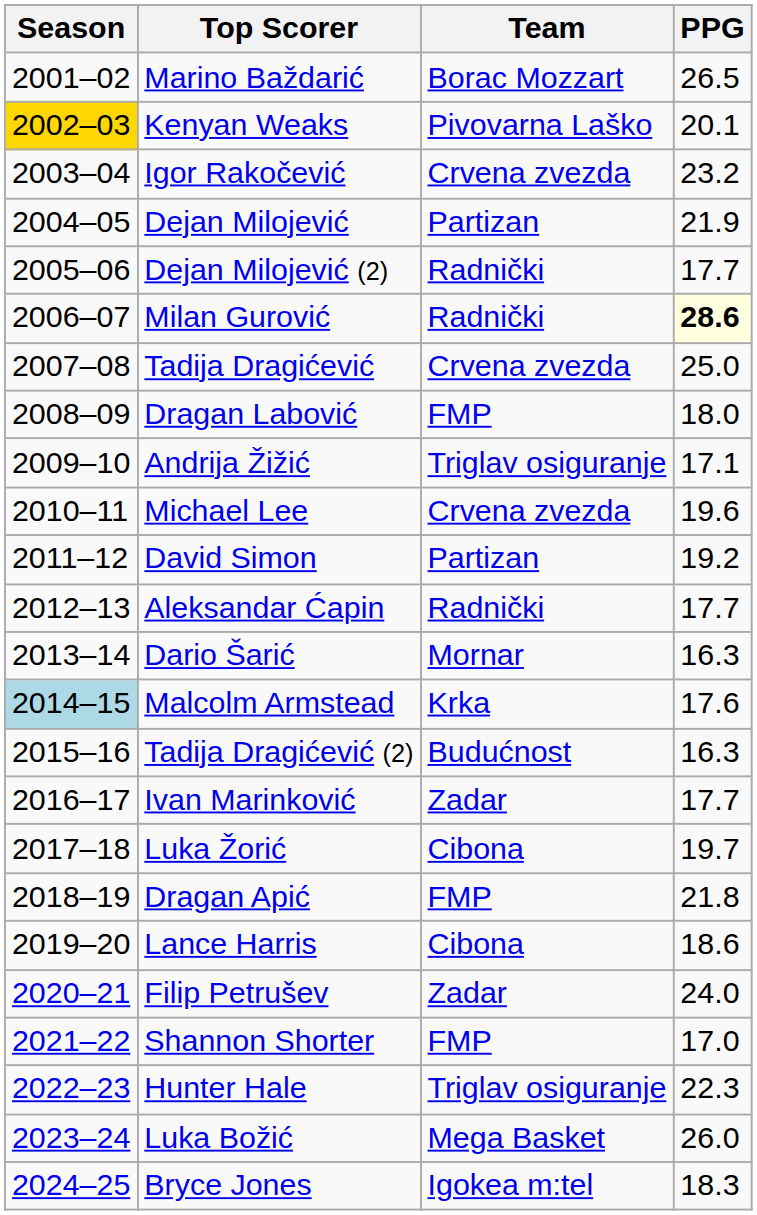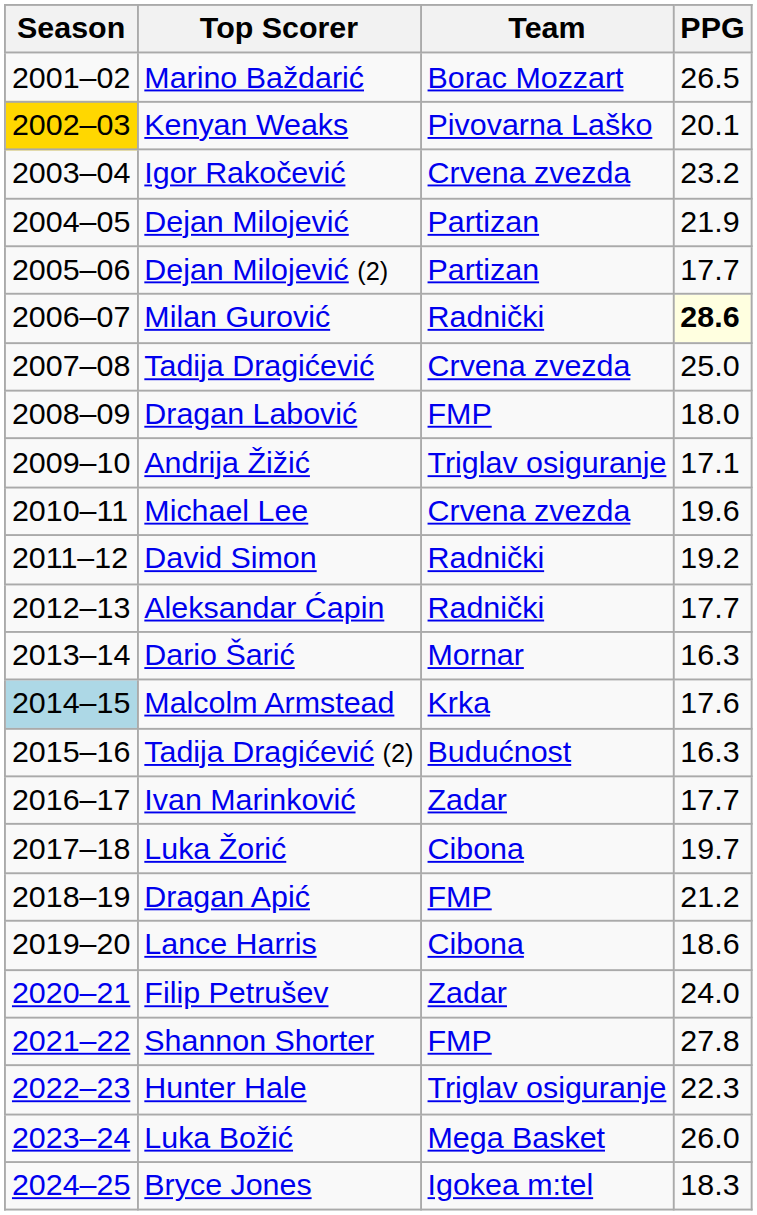(486, 269) Radnički -> (483, 269) Partizan
(483, 558) Partizan -> (486, 558) Radnički
(710, 896) 21.8 -> (710, 896) 21.2
(710, 1041) 17.0 -> (710, 1041) 27.8
